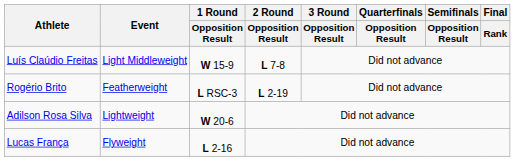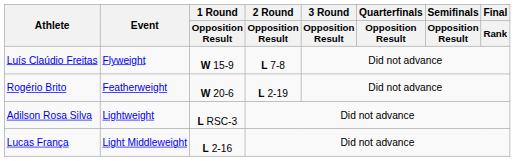(145, 61) Light Middleweight -> (124, 61) Flyweight
(217, 94) L RSC-3 -> (217, 94) W 20-6
(217, 121) W 20-6 -> (217, 121) L RSC-3
(124, 143) Flyweight -> (145, 143) Light Middleweight
